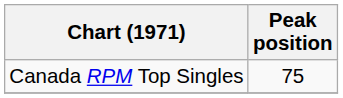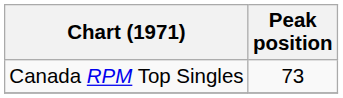(293, 76) 75 -> (293, 76) 73
